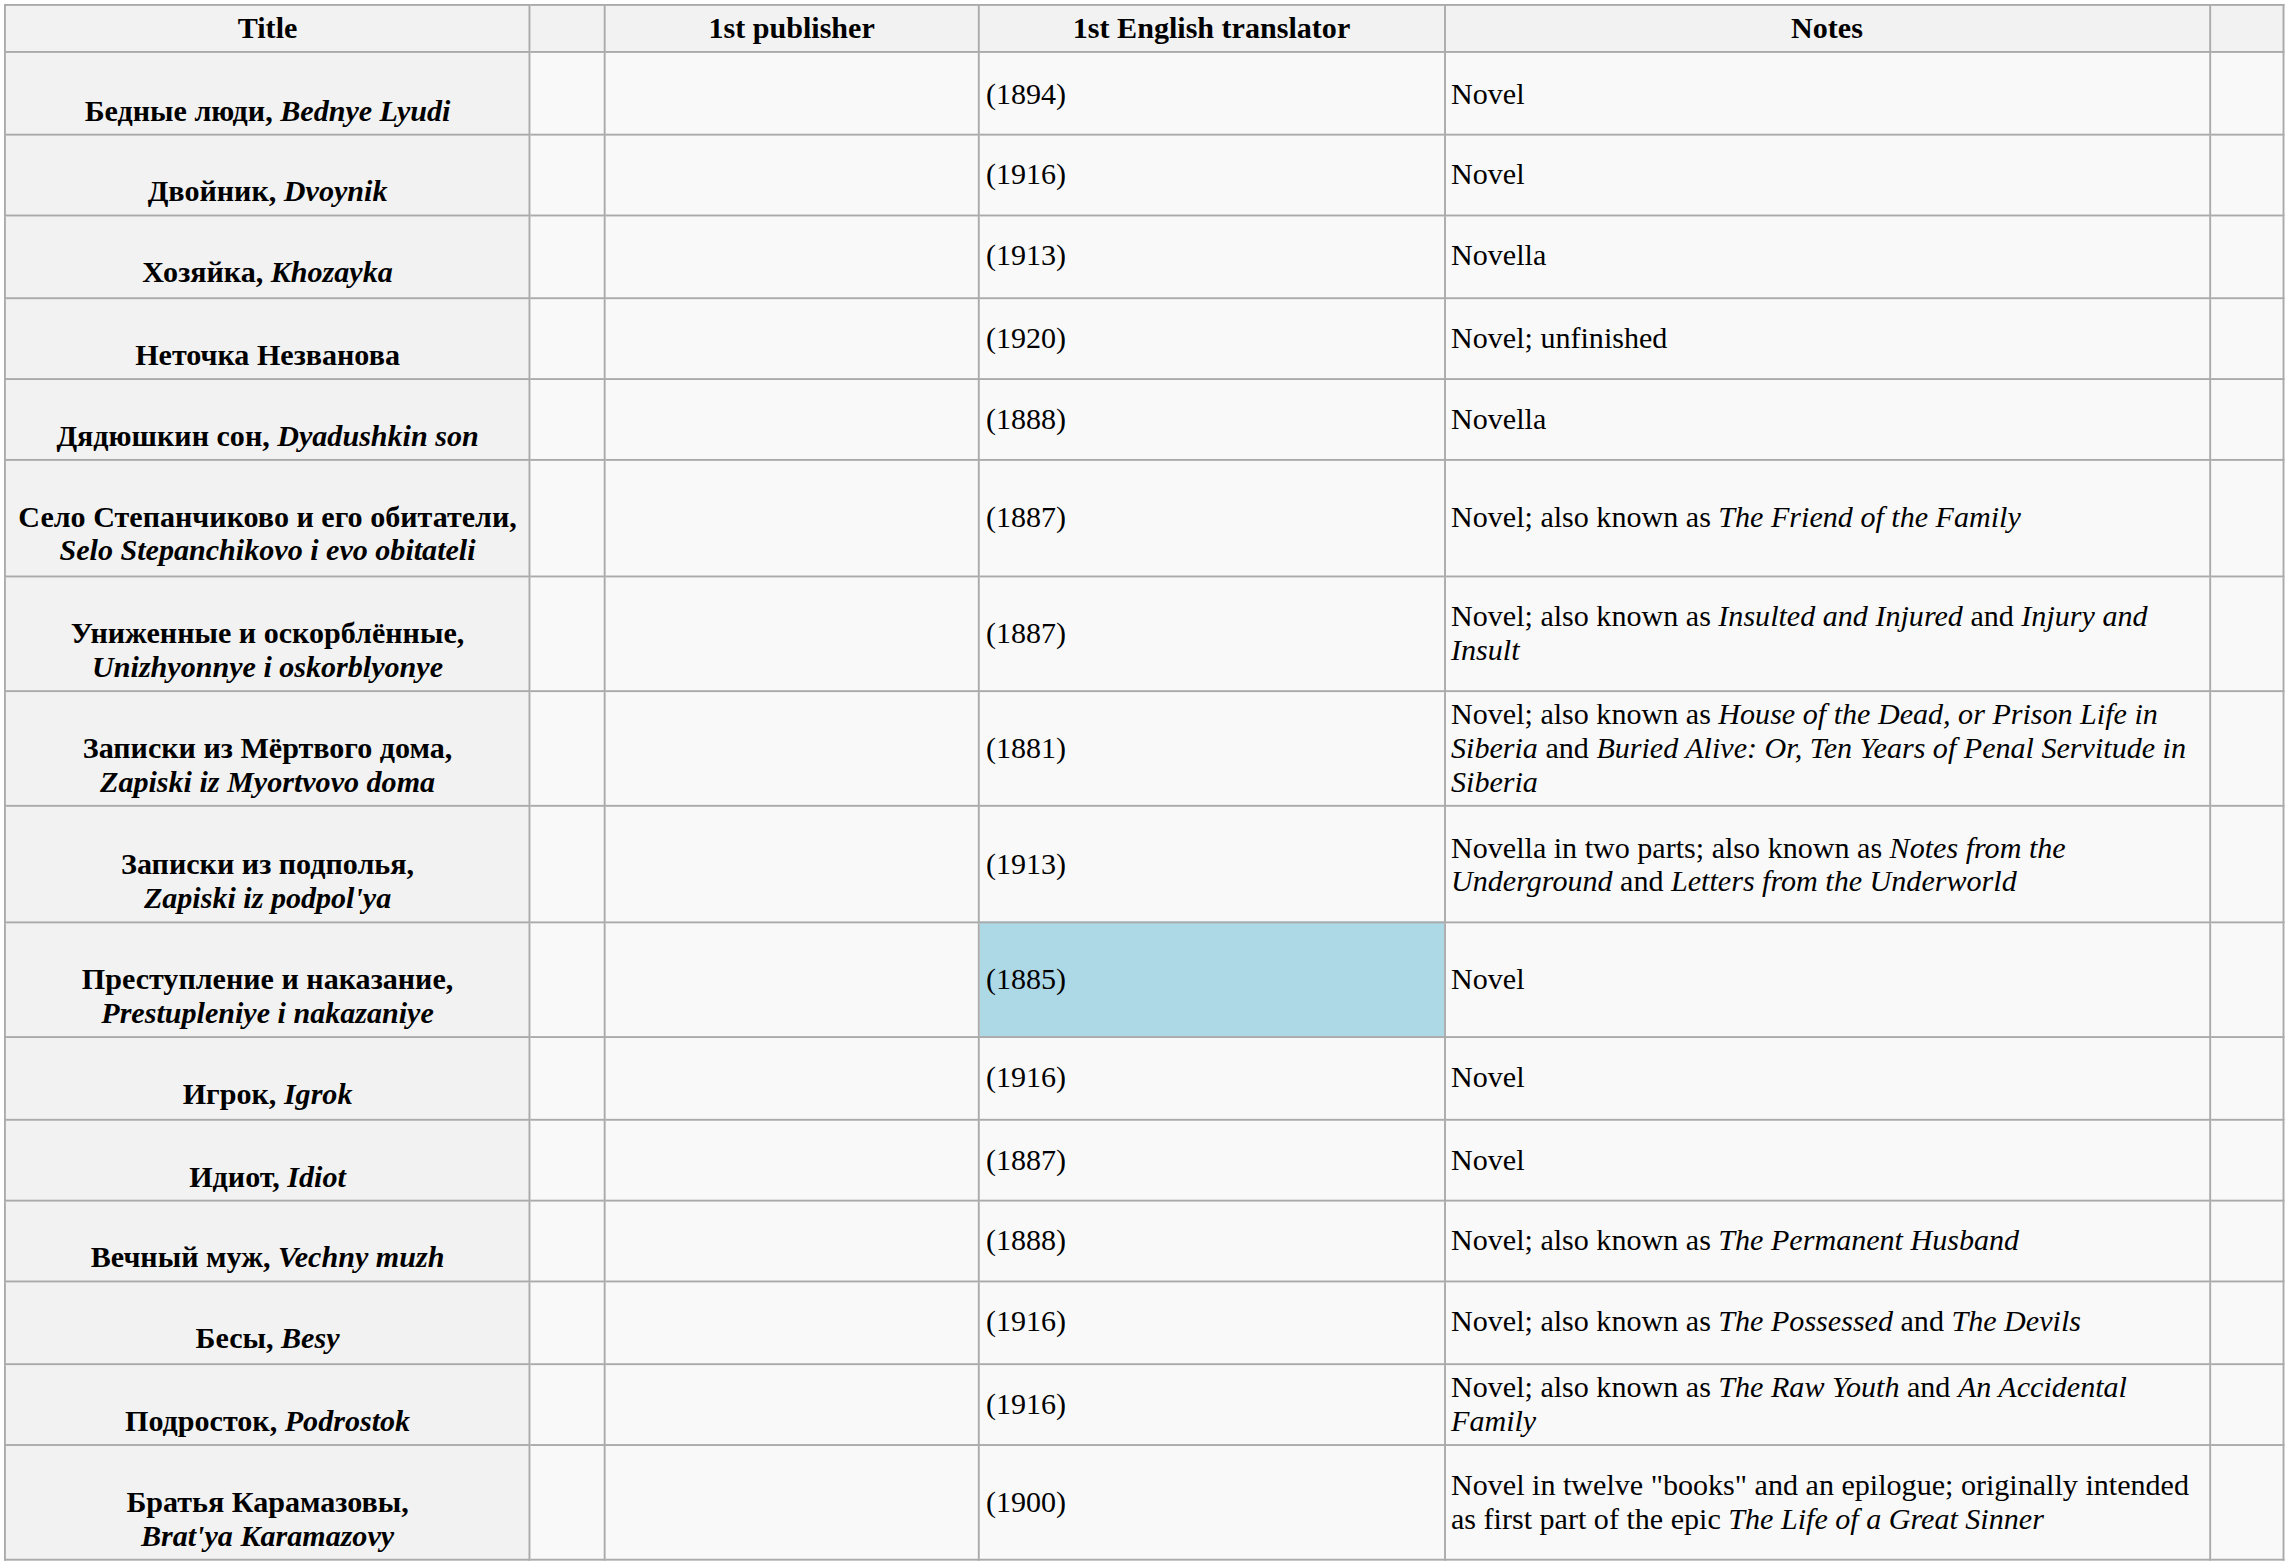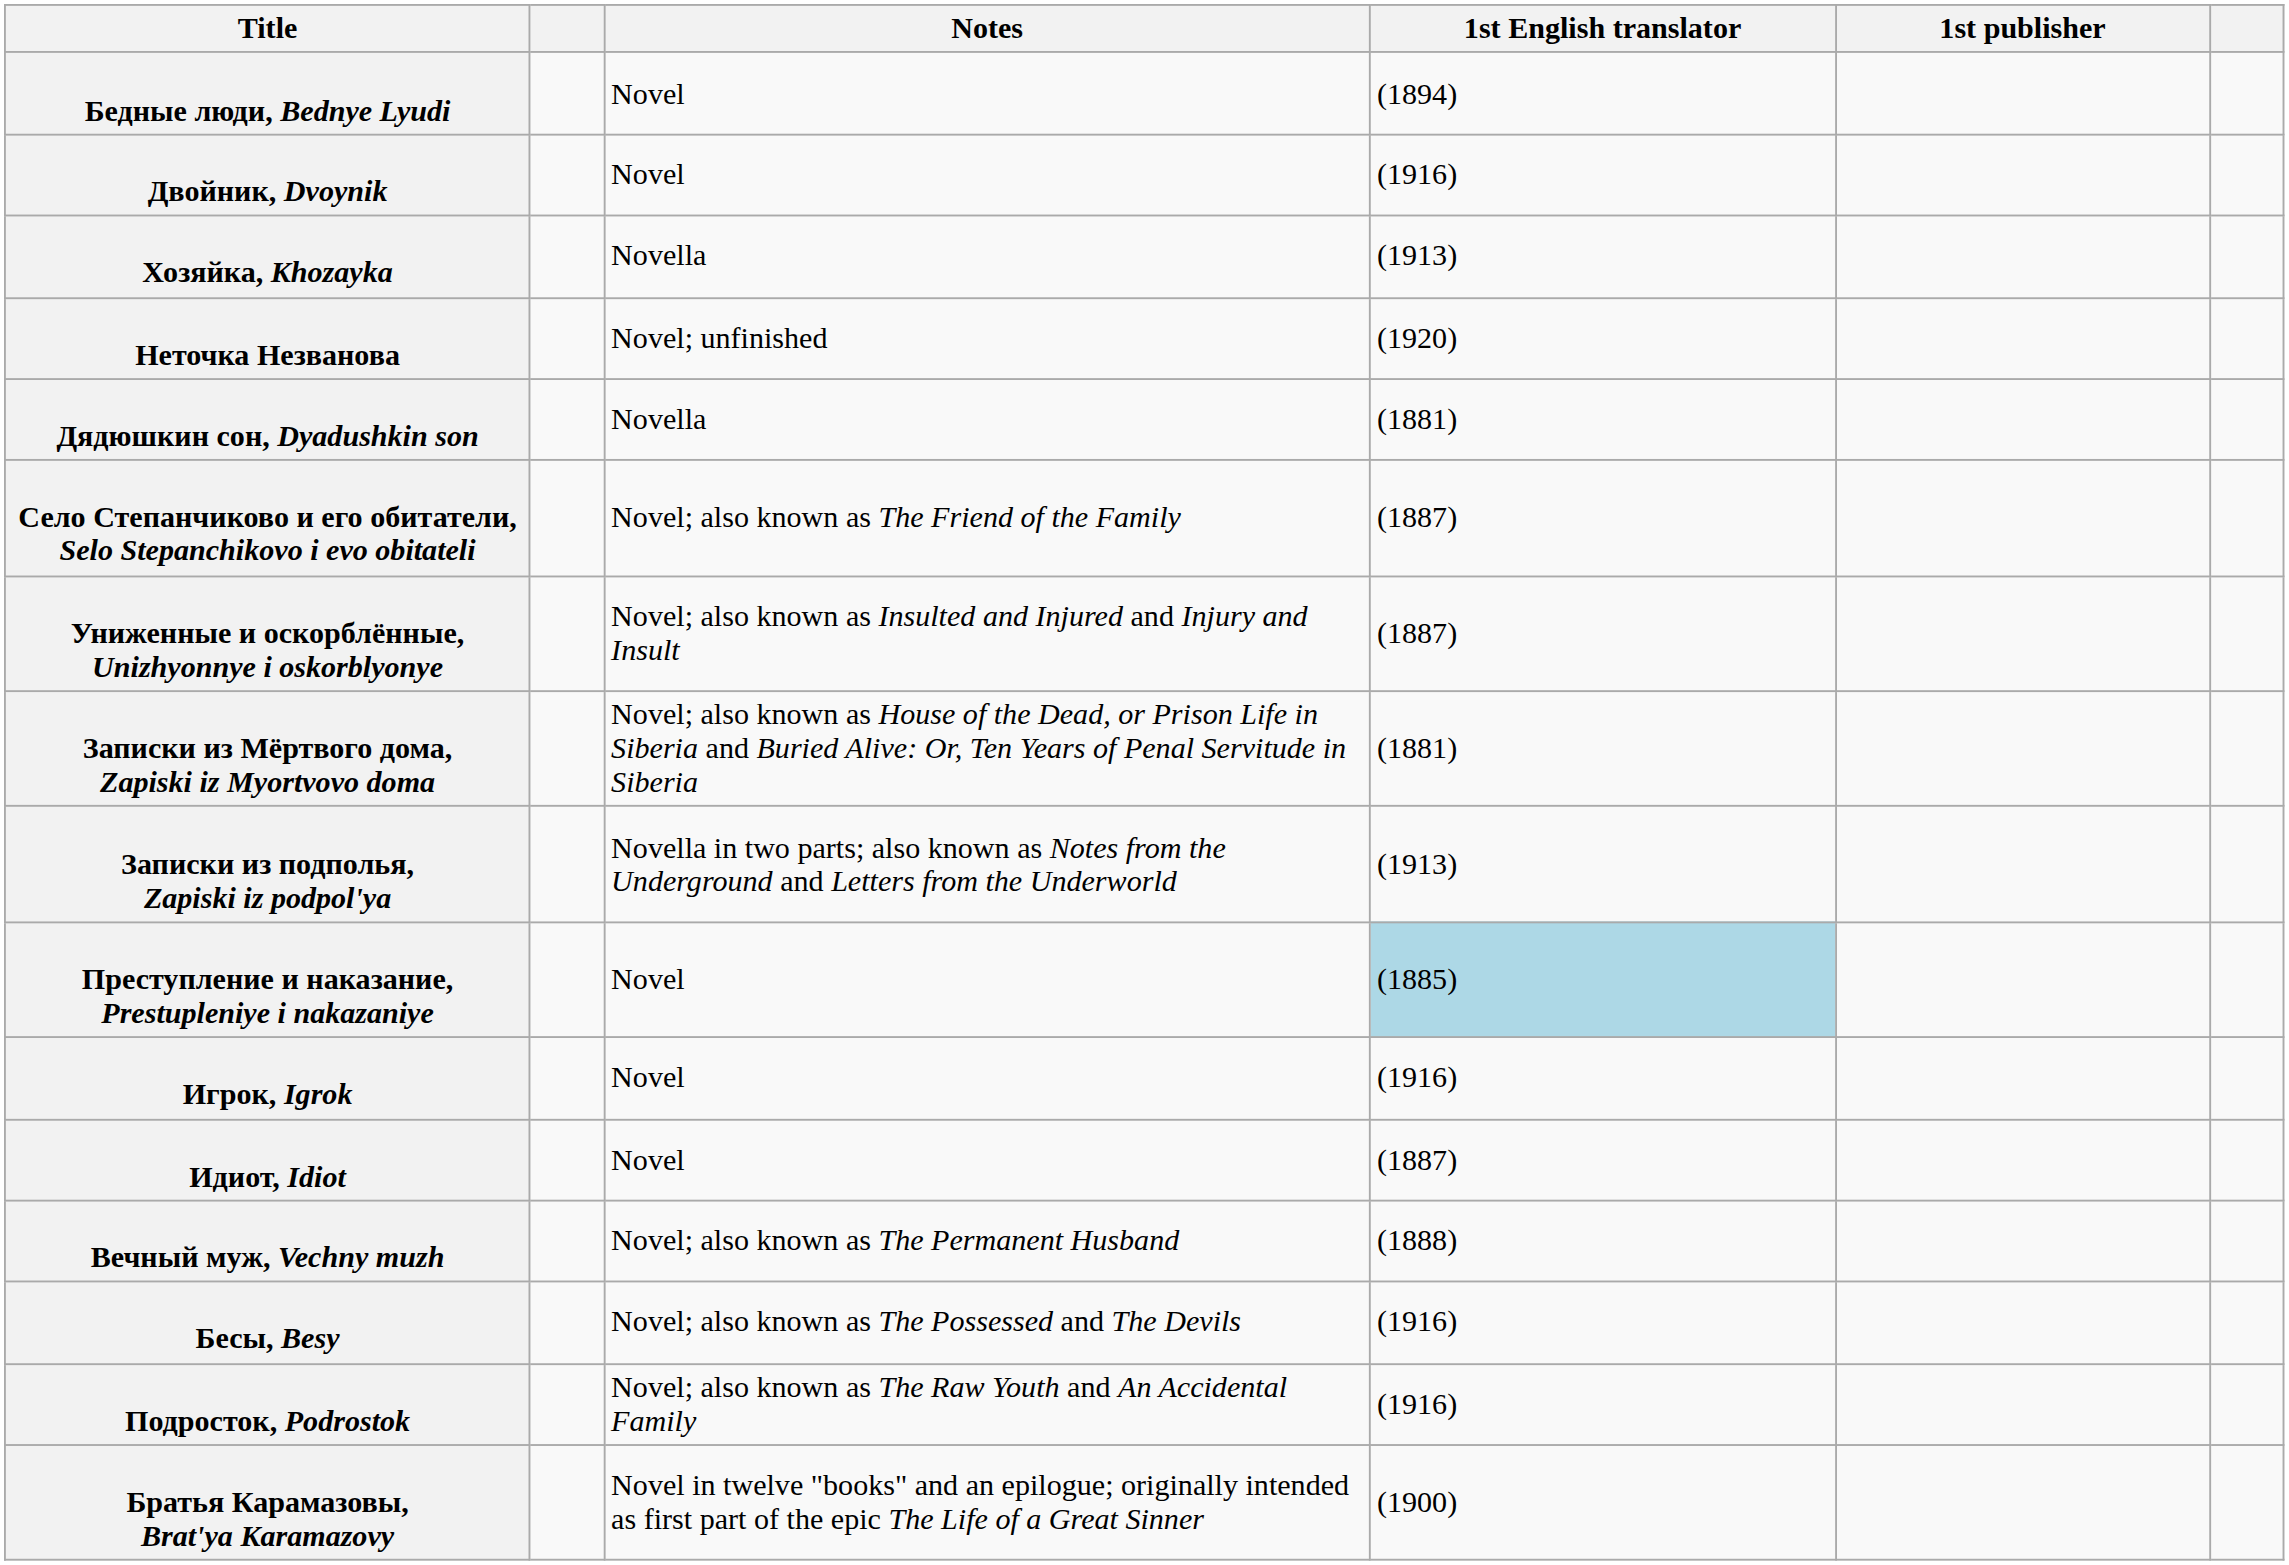columns swapped: (792, 28) <-> (1827, 28)
(1026, 419) (1888) -> (1417, 419) (1881)
